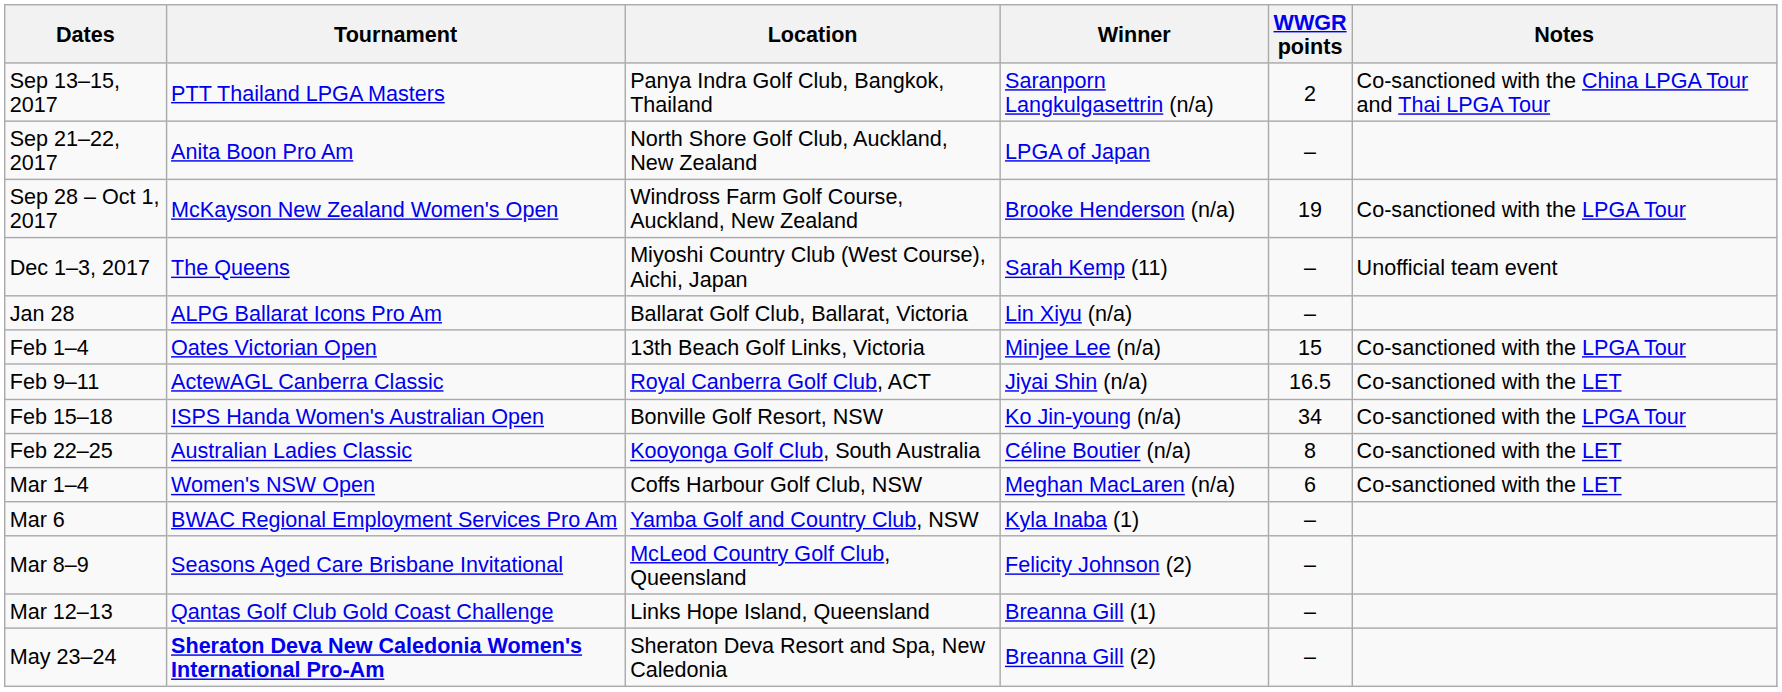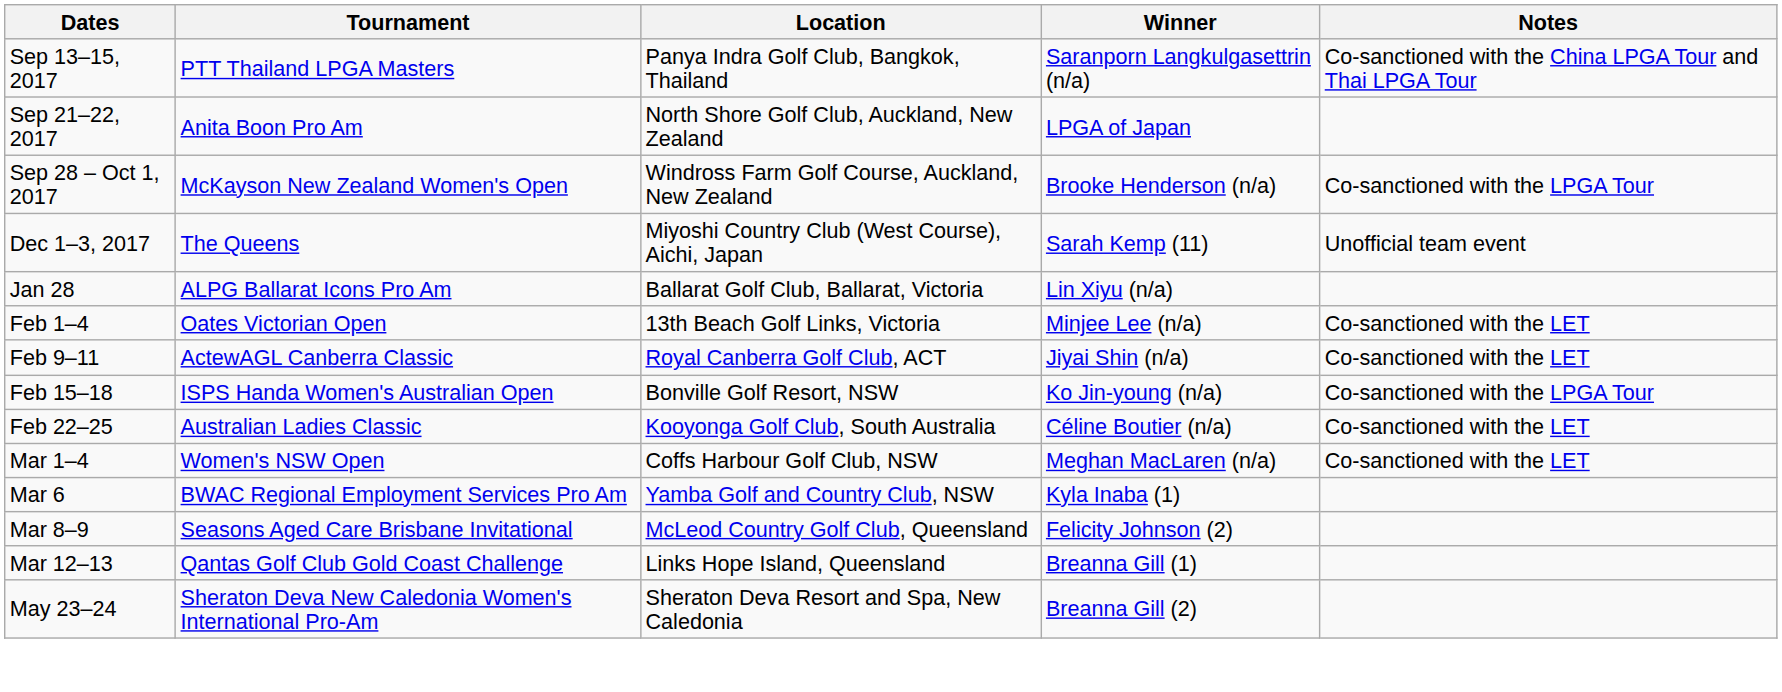- column: (1310, 34)
(1521, 348) Co-sanctioned with the LPGA Tour -> (1457, 324) Co-sanctioned with the LET
(377, 657) bold -> (376, 609) normal
